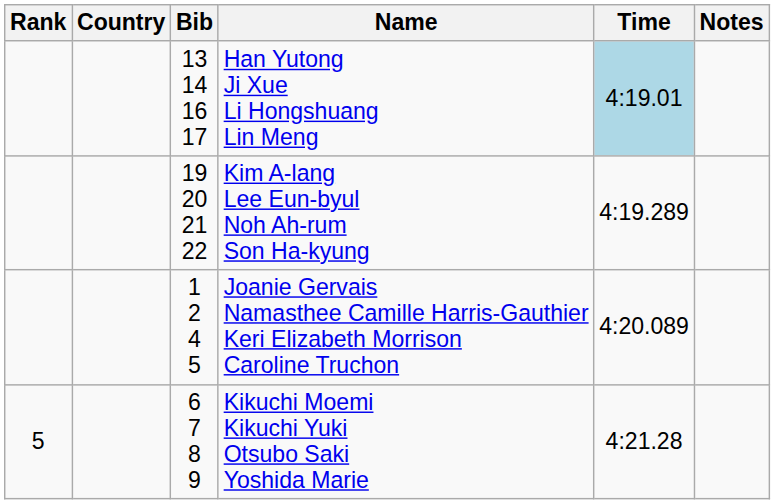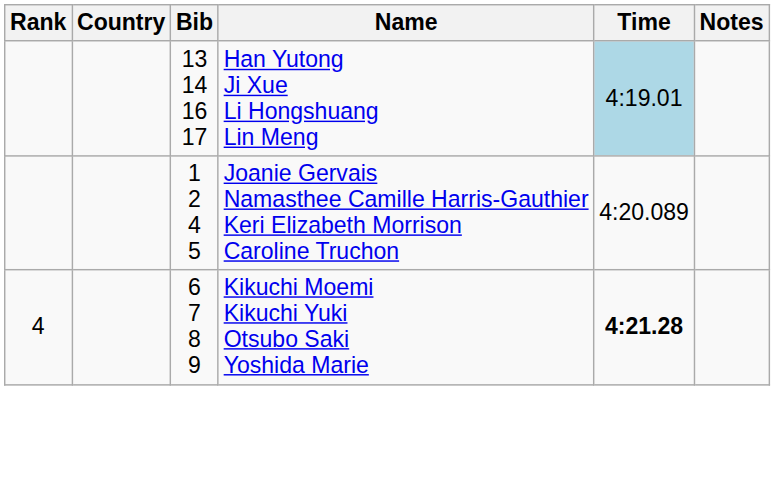- row: (297, 212)
(38, 441) 5 -> (38, 326) 4
(644, 441) normal -> (644, 326) bold
